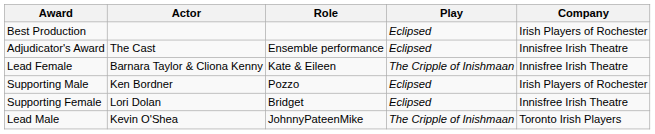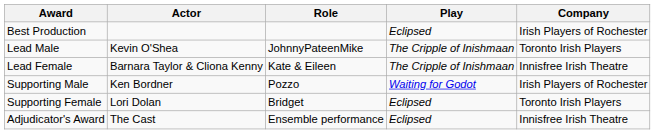rows swapped: (33, 119) <-> (56, 48)
(410, 84) Eclipsed -> (432, 84) Waiting for Godot
(574, 102) Innisfree Irish Theatre -> (570, 102) Toronto Irish Players
